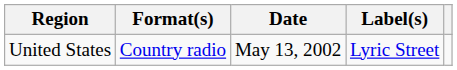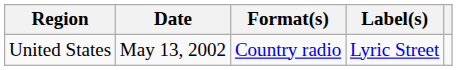columns swapped: (288, 19) <-> (173, 19)
